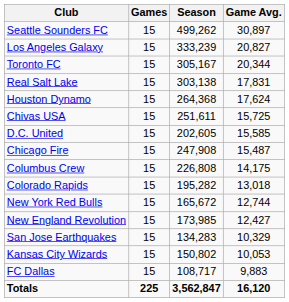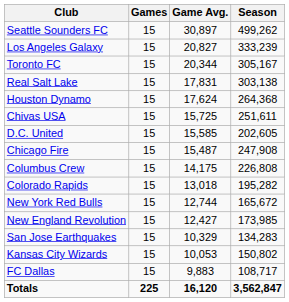columns swapped: (197, 13) <-> (254, 13)
